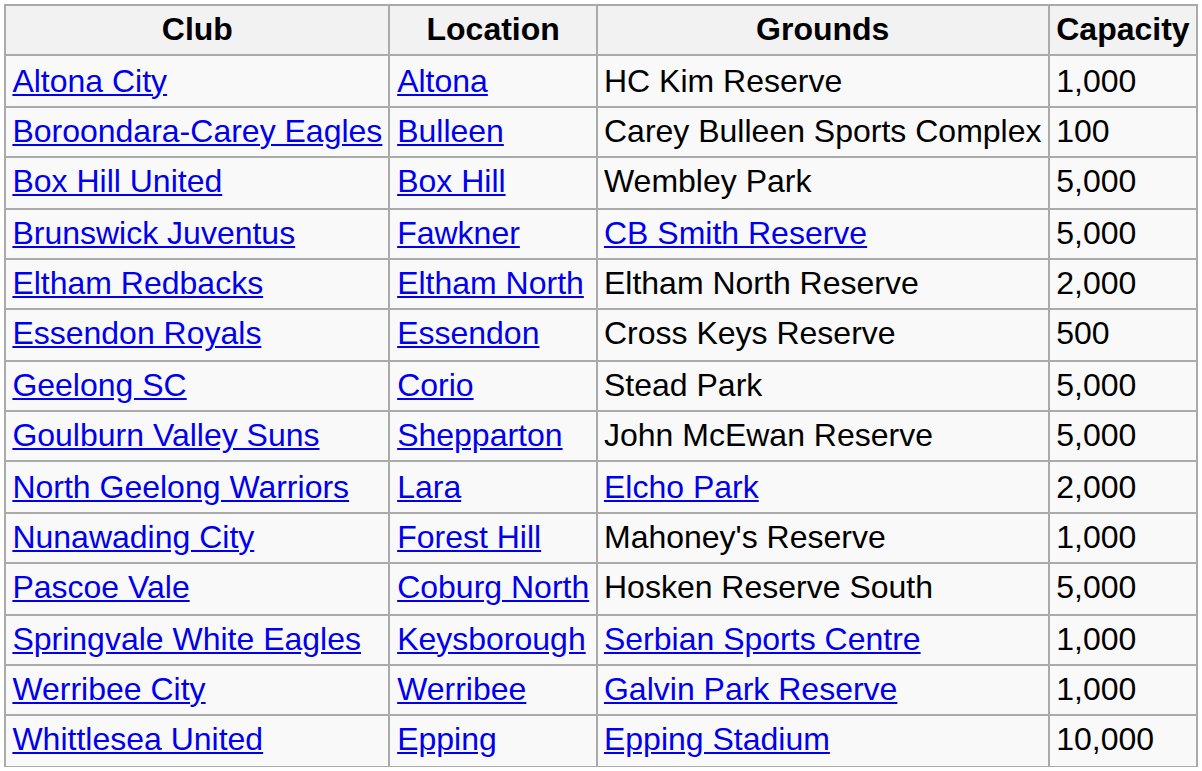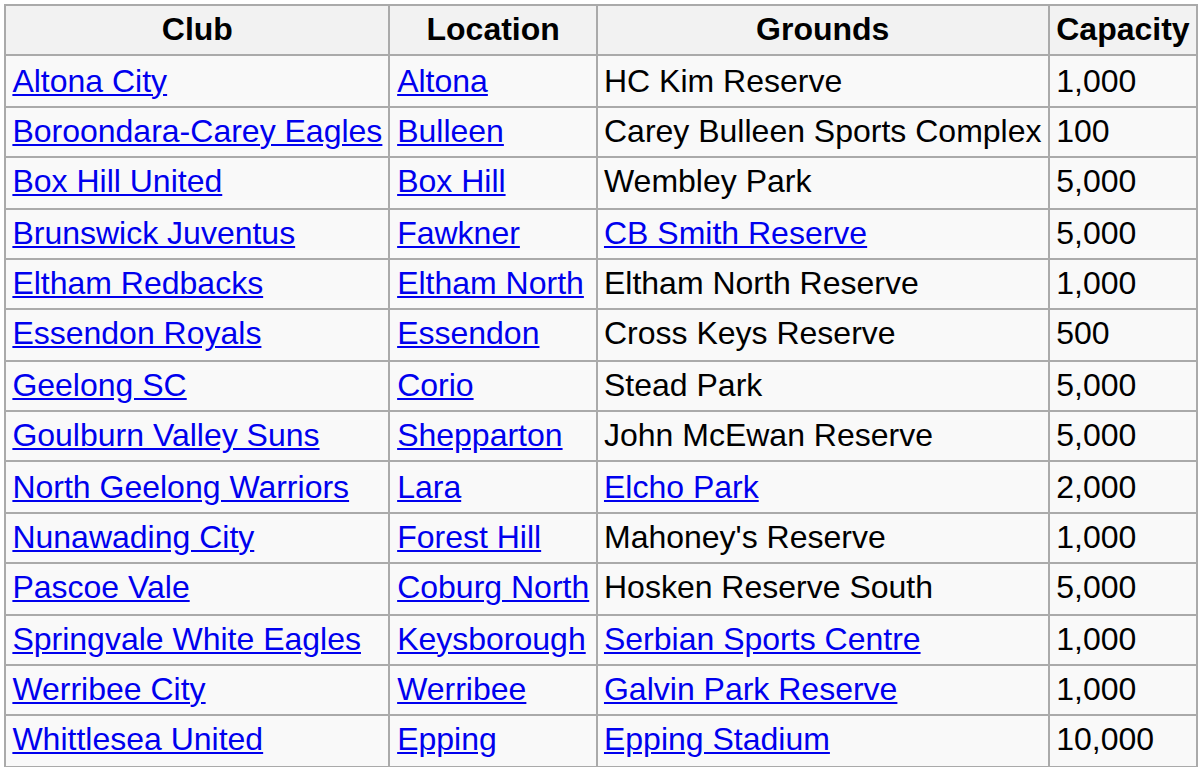(1096, 283) 2,000 -> (1096, 283) 1,000
